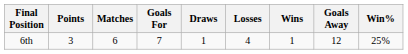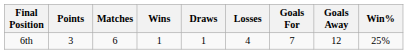columns swapped: (292, 18) <-> (159, 18)
